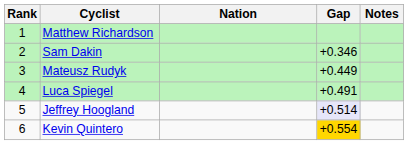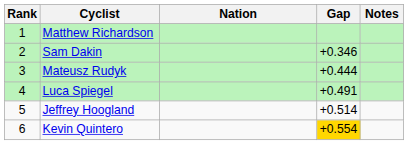(339, 71) +0.449 -> (339, 71) +0.444
(339, 110) lavender background -> (339, 110) no background
